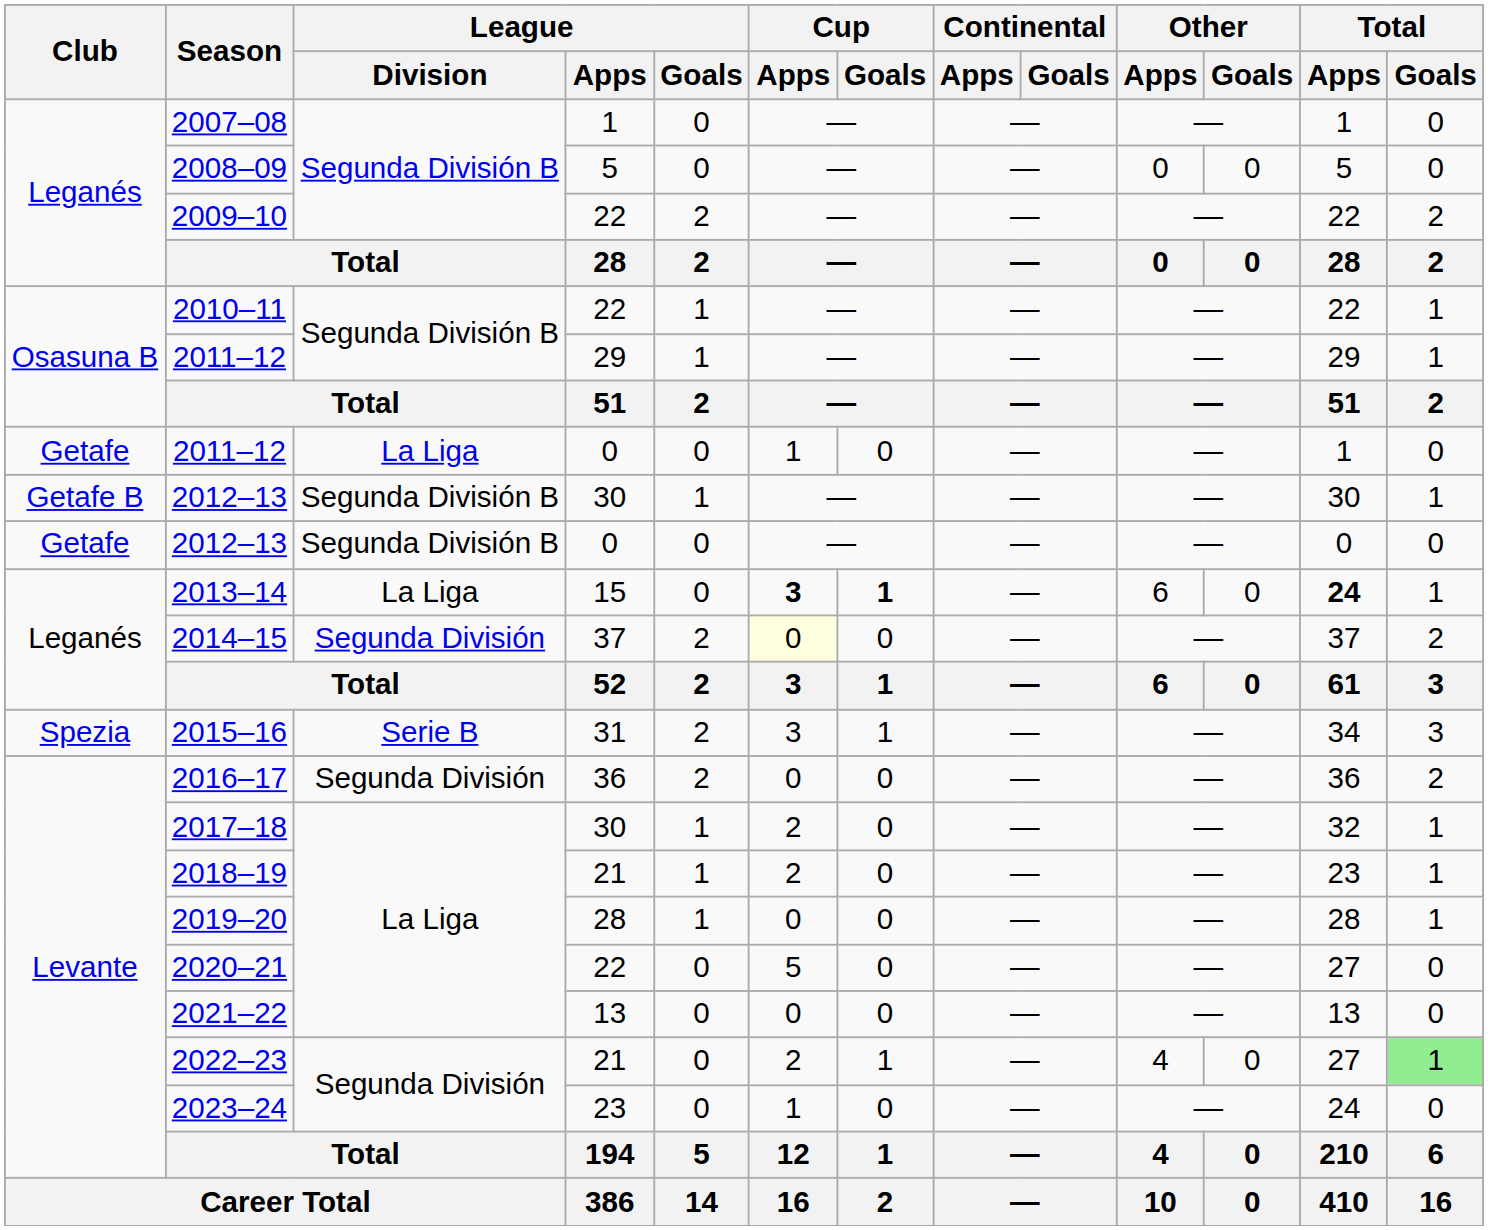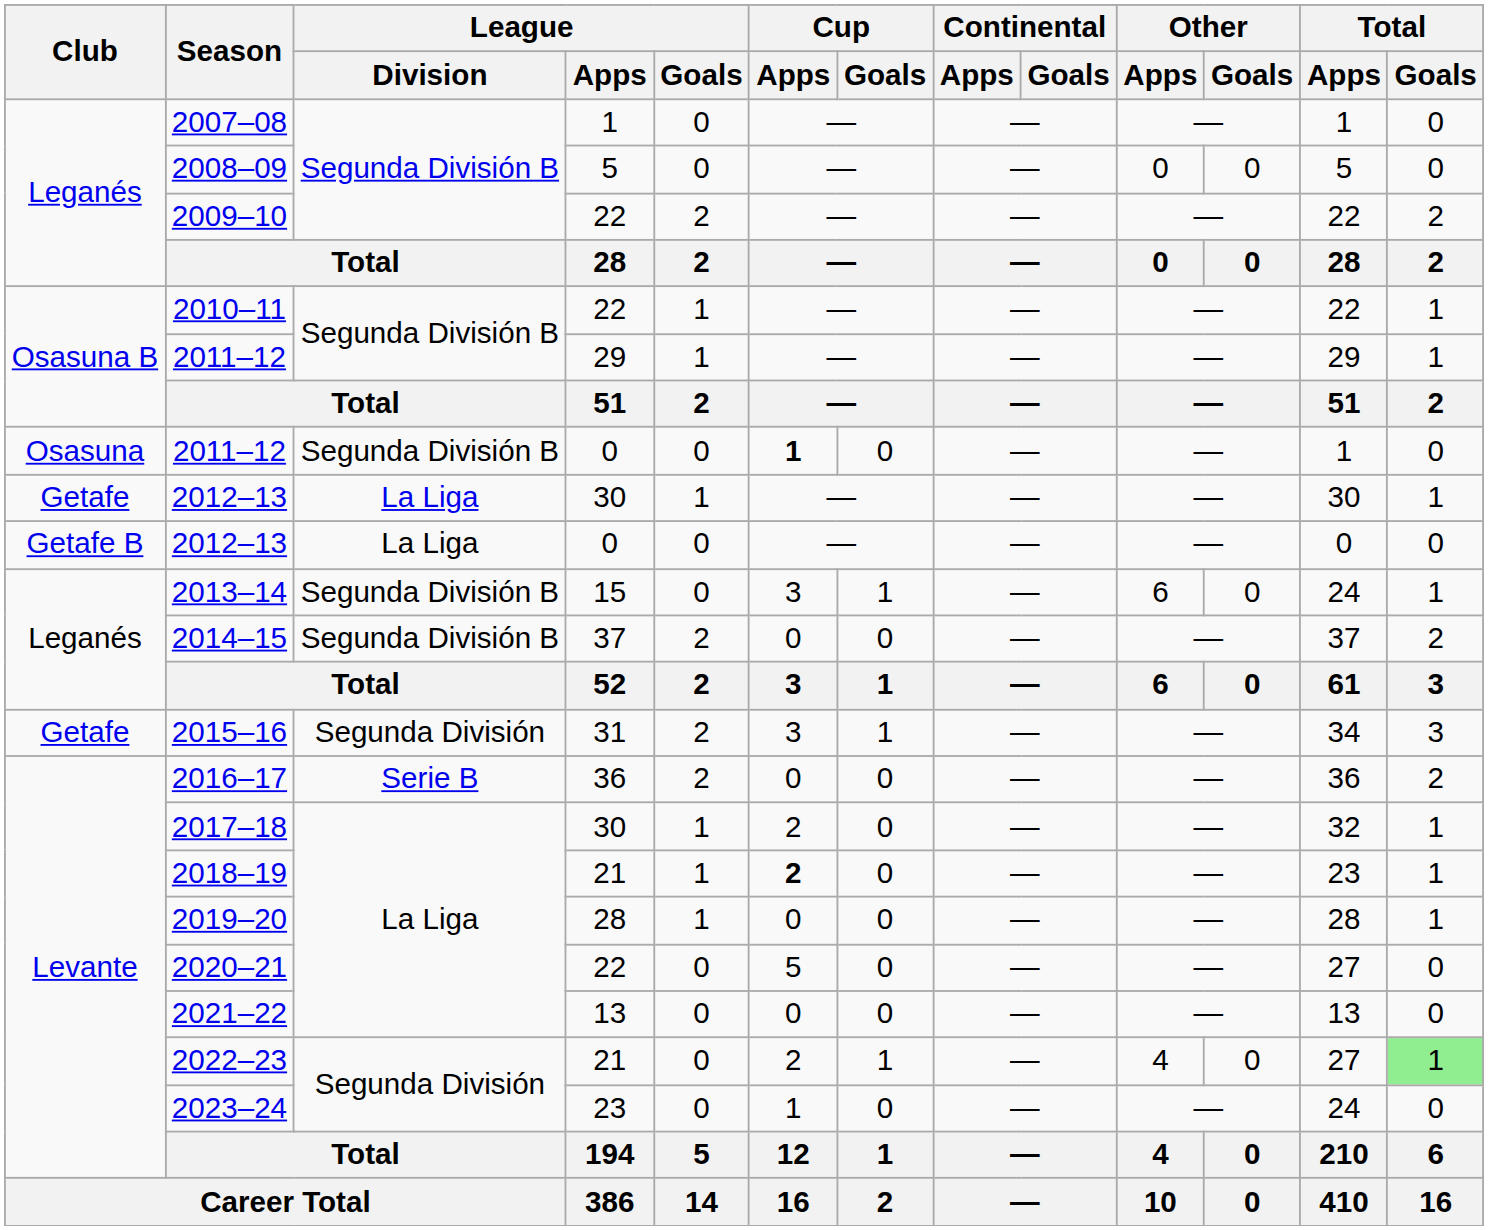(85, 450) Getafe -> (85, 450) Osasuna
(430, 450) La Liga -> (430, 450) Segunda División B
(793, 450) normal -> (793, 450) bold
(85, 497) Getafe B -> (85, 497) Getafe
(430, 497) Segunda División B -> (430, 497) La Liga
(85, 544) Getafe -> (85, 544) Getafe B
(430, 544) Segunda División B -> (430, 544) La Liga
(430, 591) La Liga -> (430, 591) Segunda División B
(793, 591) bold -> (793, 591) normal
(885, 591) bold -> (885, 591) normal
(1344, 591) bold -> (1344, 591) normal
(430, 638) Segunda División -> (430, 638) Segunda División B
(793, 638) lightyellow background -> (793, 638) no background
(85, 732) Spezia -> (85, 732) Getafe
(430, 732) Serie B -> (430, 732) Segunda División
(430, 779) Segunda División -> (430, 779) Serie B
(793, 872) normal -> (793, 872) bold
